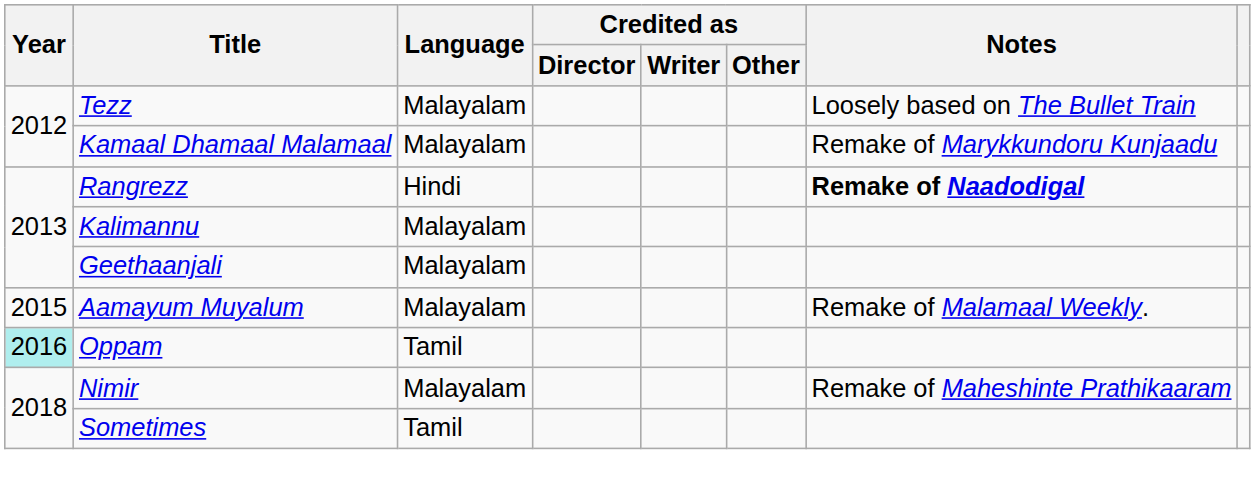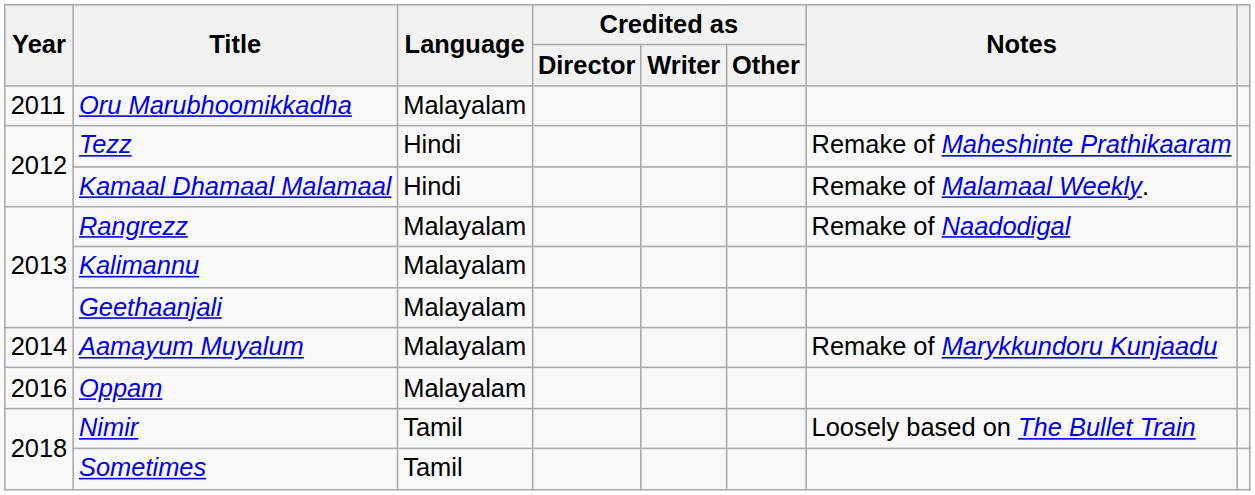+ row: (215, 105)
(465, 105) Malayalam -> (432, 145) Hindi
(1004, 105) Loosely based on The Bullet Train -> (1022, 145) Remake of Maheshinte Prathikaaram
(465, 145) Malayalam -> (432, 186) Hindi
(1014, 145) Remake of Marykkundoru Kunjaadu -> (980, 186) Remake of Malamaal Weekly.
(432, 186) Hindi -> (465, 226) Malayalam
(948, 186) bold -> (941, 226) normal
(39, 307) 2015 -> (39, 347) 2014
(980, 307) Remake of Malamaal Weekly. -> (1014, 347) Remake of Marykkundoru Kunjaadu
(39, 347) paleturquoise background -> (39, 387) no background
(433, 347) Tamil -> (465, 387) Malayalam
(465, 387) Malayalam -> (433, 428) Tamil
(1022, 387) Remake of Maheshinte Prathikaaram -> (1004, 428) Loosely based on The Bullet Train
